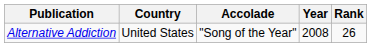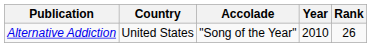(315, 33) 2008 -> (315, 33) 2010
